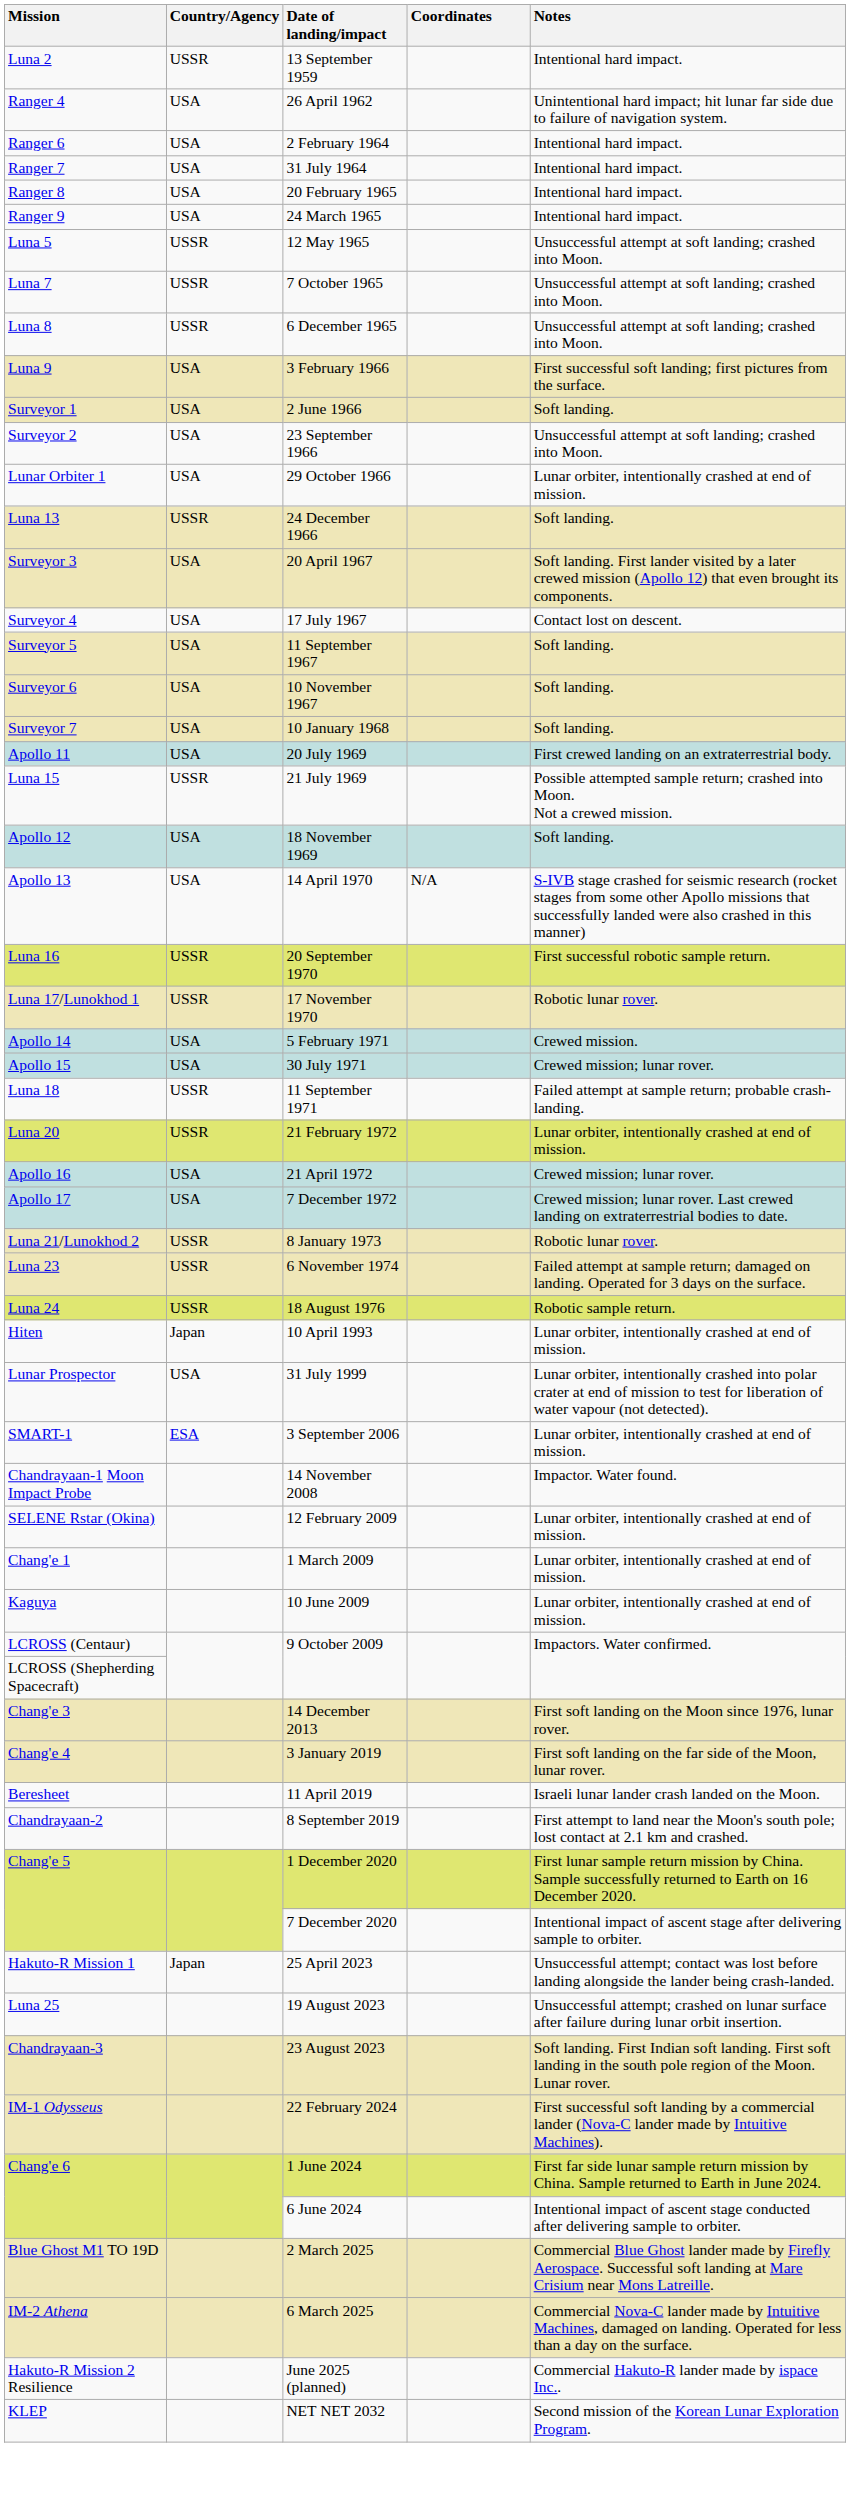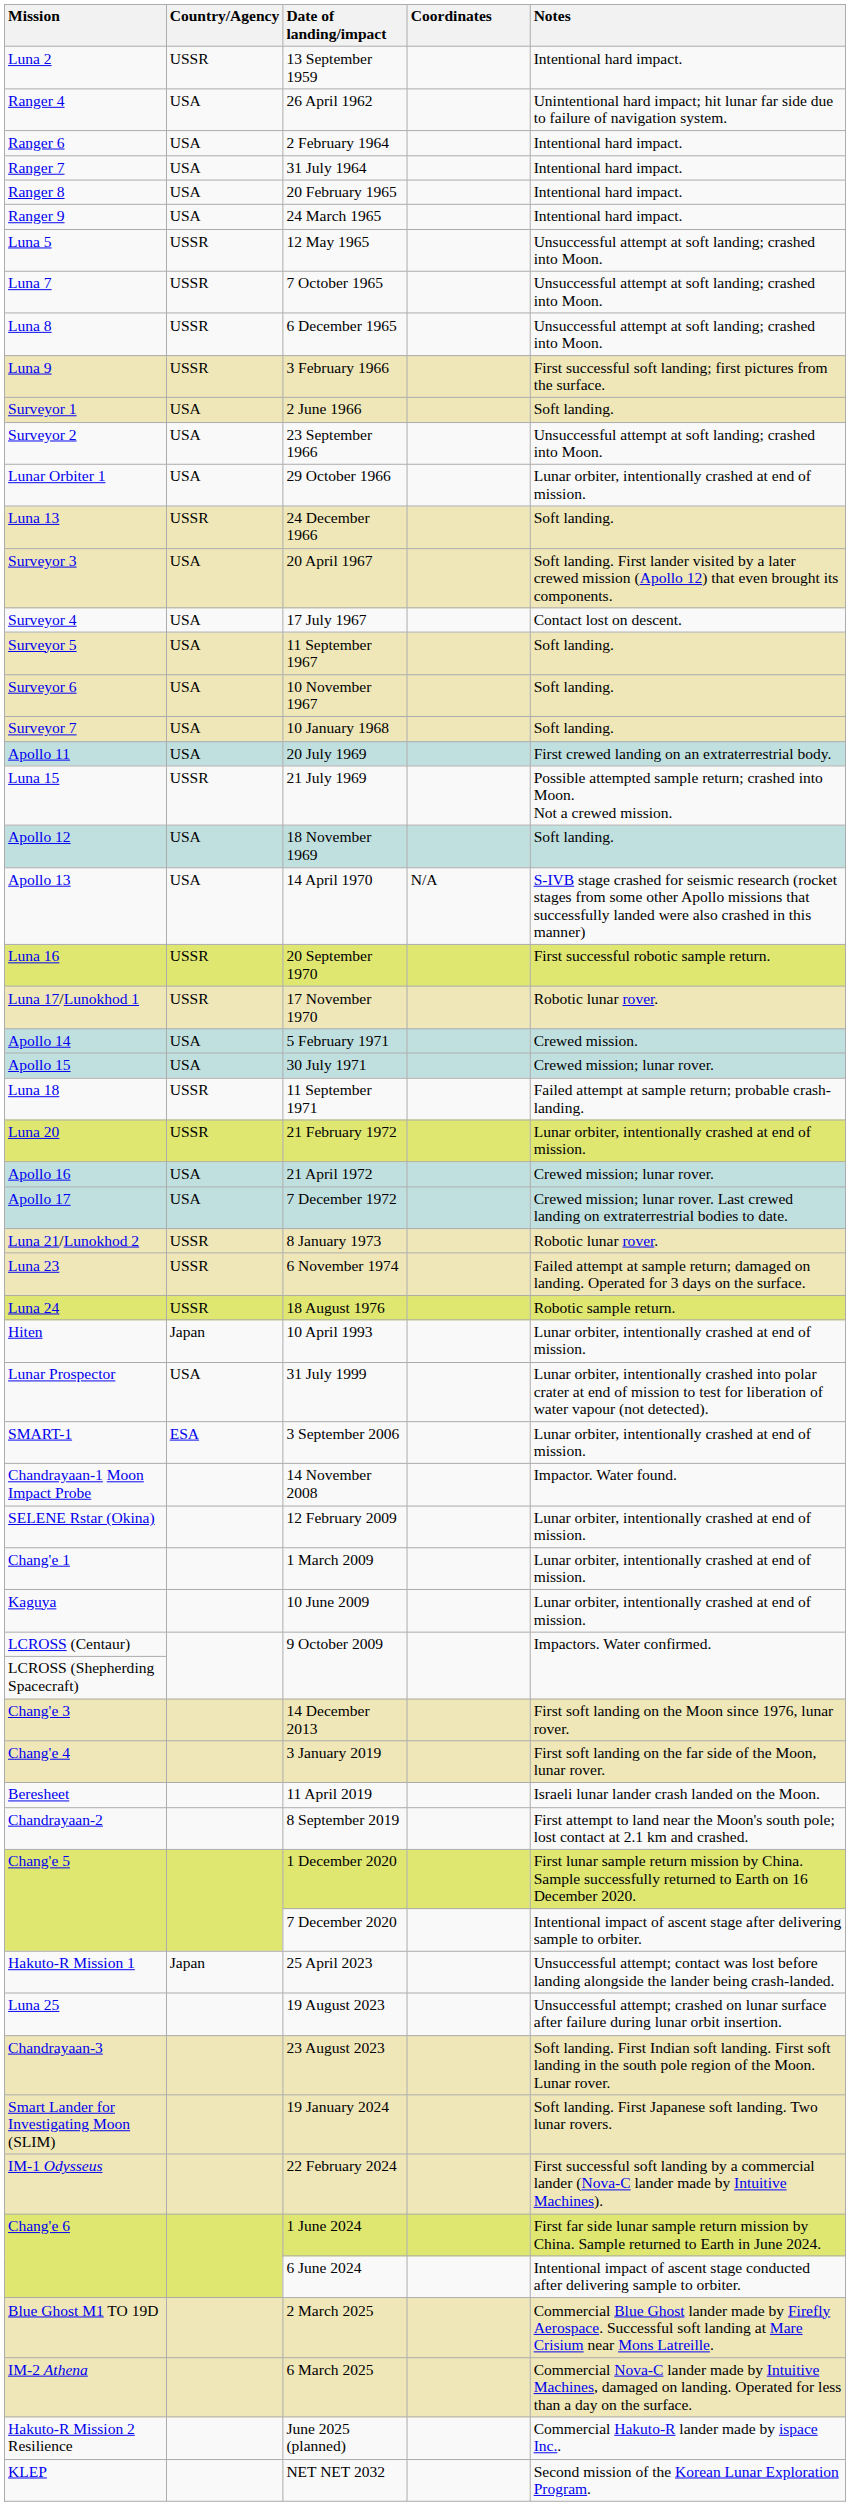(185, 367) USA -> (189, 367) USSR
+ row: (69, 2124)
